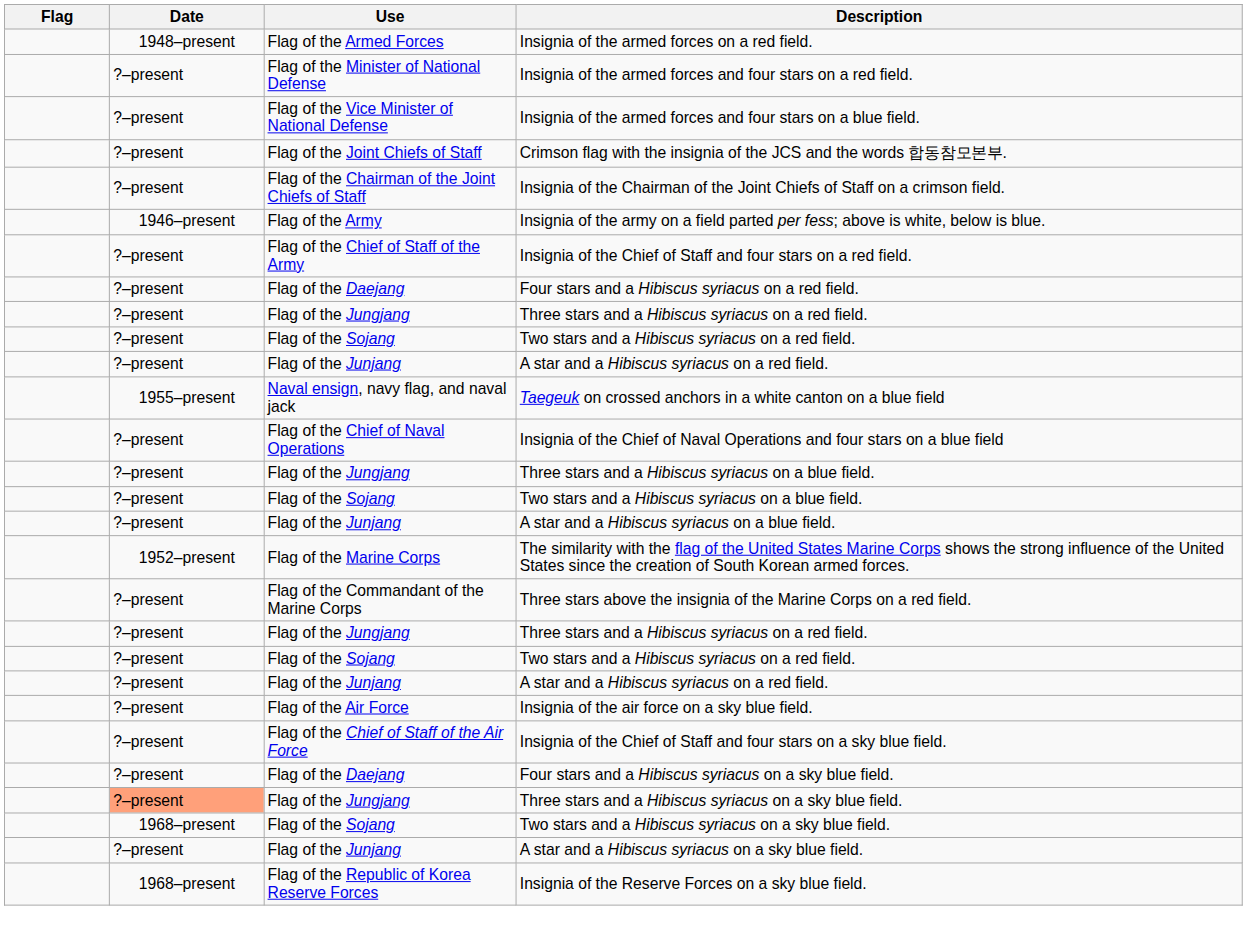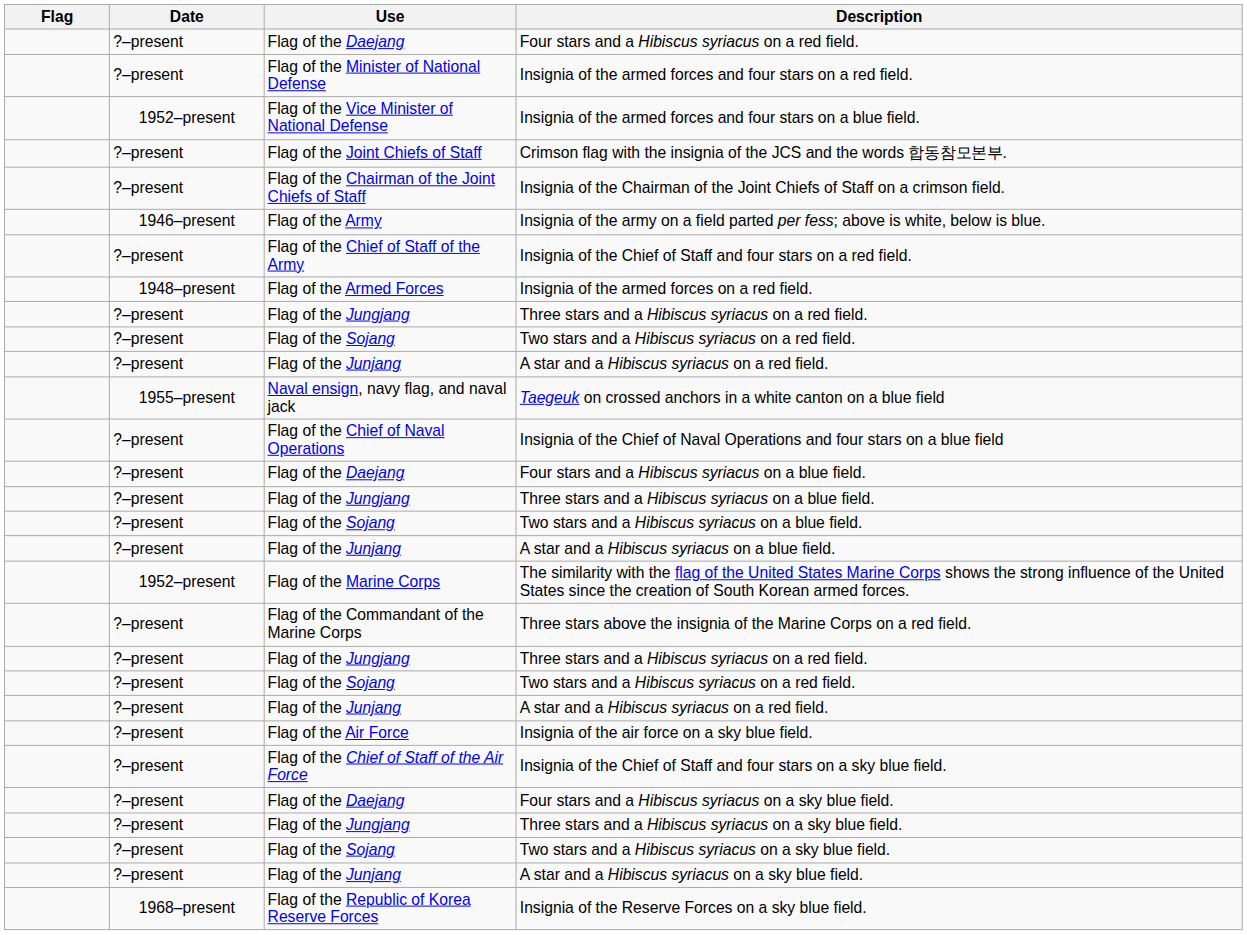rows swapped: (356, 41) <-> (336, 289)
(148, 117) ?–present -> (187, 117) 1952–present
+ row: (336, 473)
(148, 800) lightsalmon background -> (148, 825) no background
(187, 825) 1968–present -> (148, 850) ?–present
